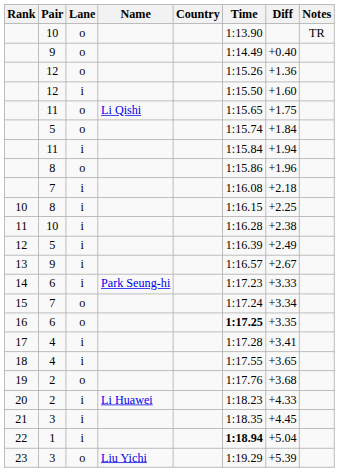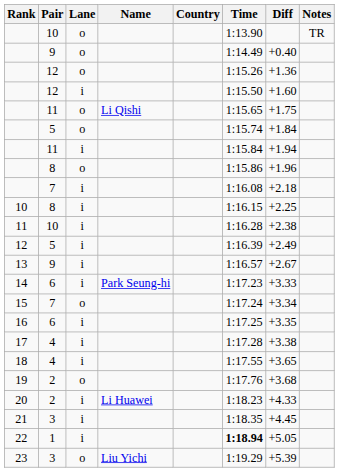(82, 322) o -> (82, 322) i
(244, 322) bold -> (244, 322) normal
(283, 341) +3.41 -> (283, 341) +3.38
(283, 438) +5.04 -> (283, 438) +5.05
